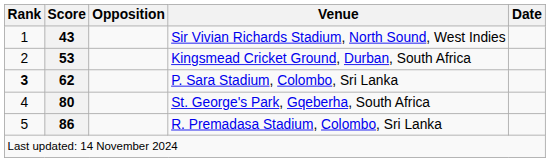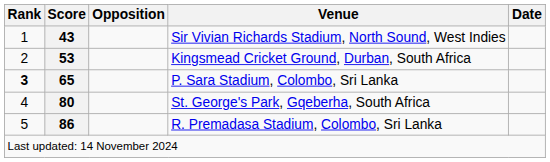(67, 80) 62 -> (67, 80) 65
